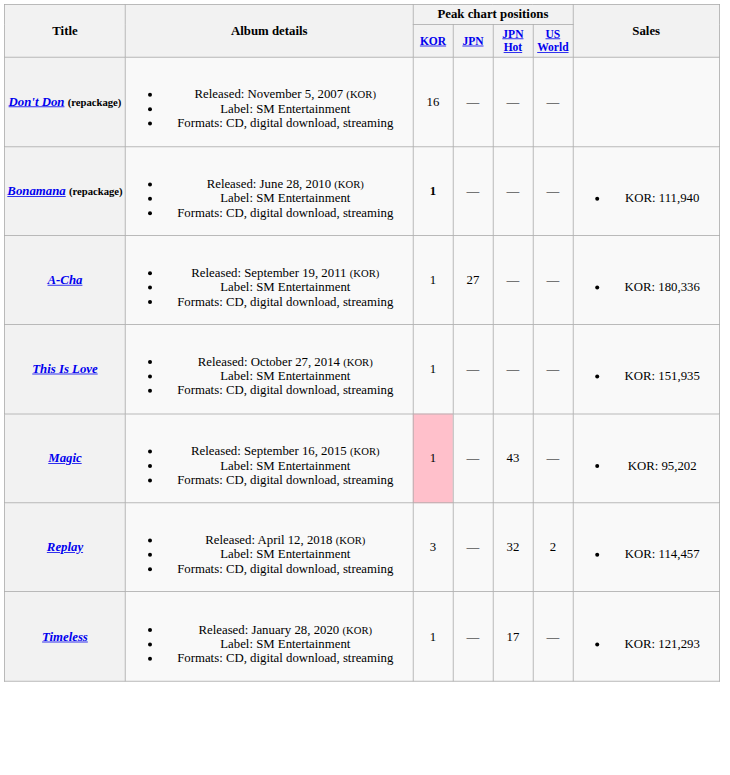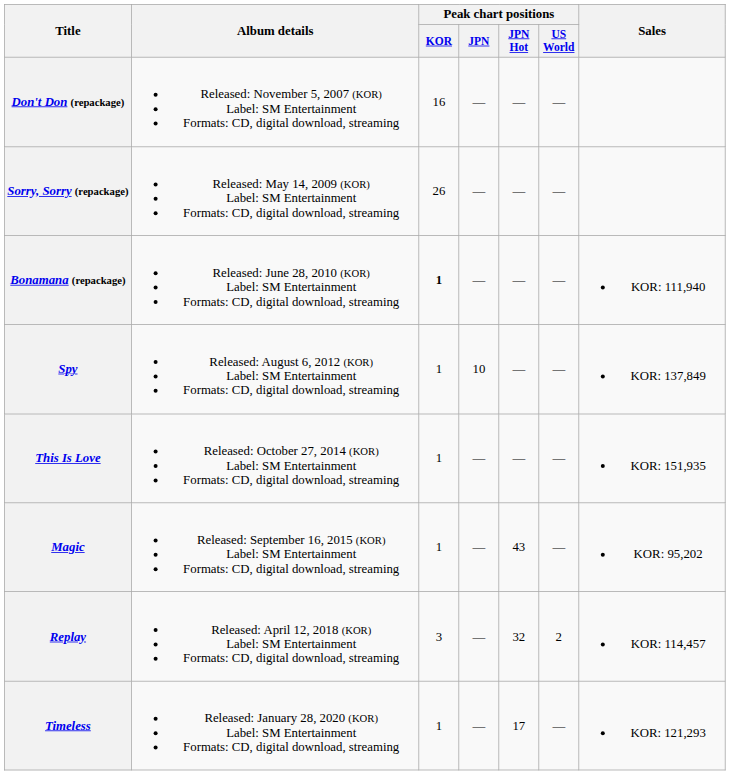+ row: (68, 191)
- row: (65, 280)
+ row: (68, 369)
(433, 458) pink background -> (439, 547) no background
